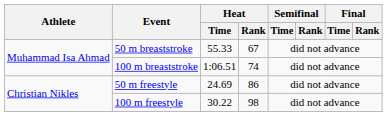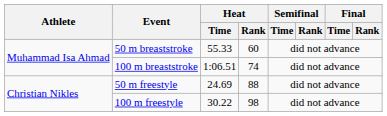(253, 49) 67 -> (253, 49) 60
(253, 85) 86 -> (253, 85) 88
